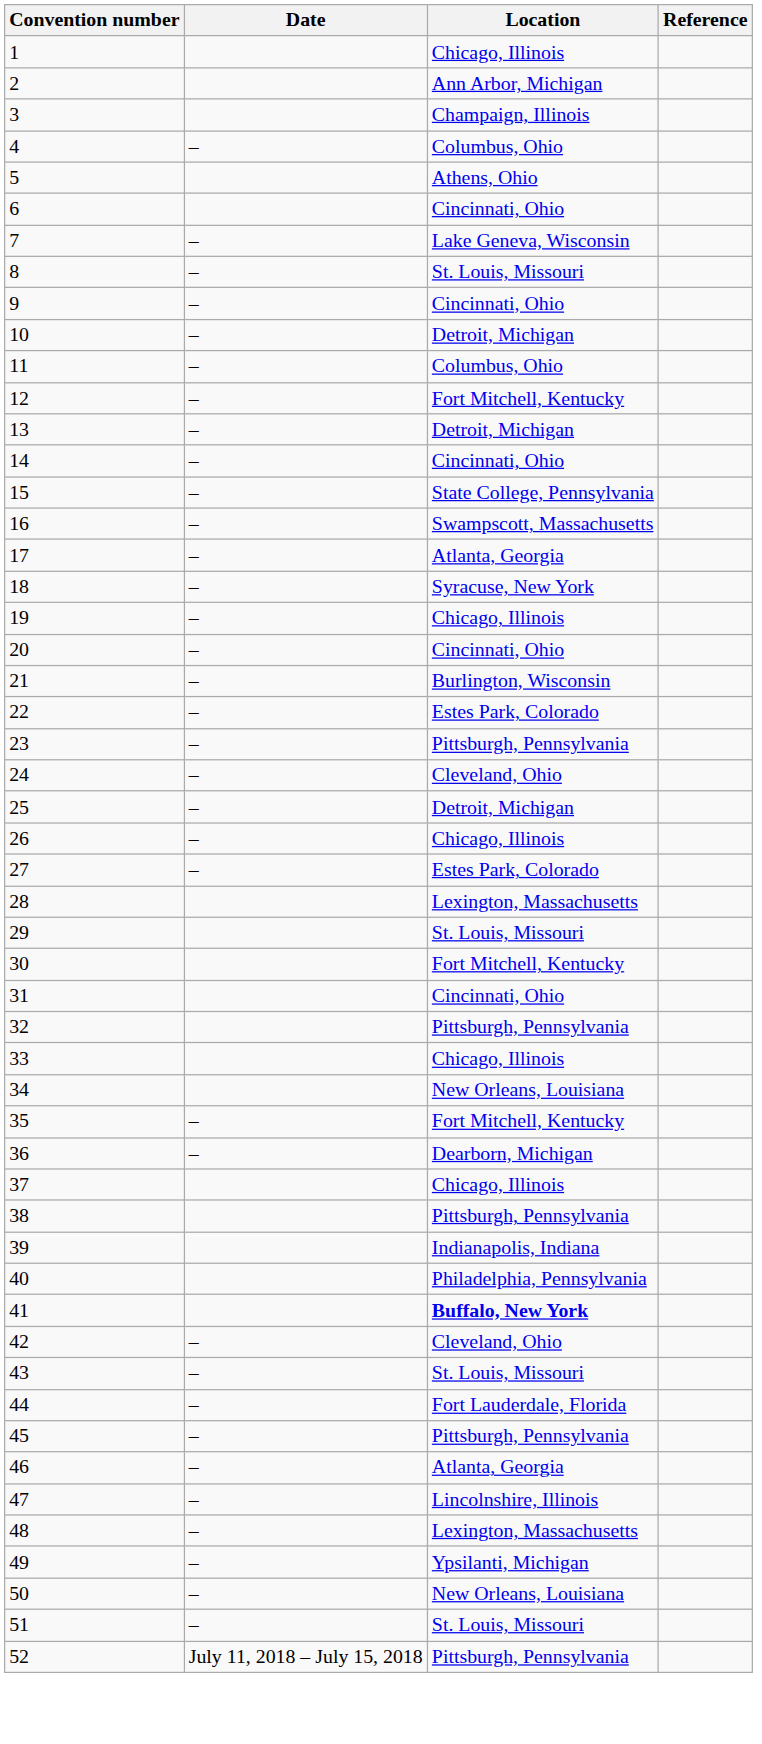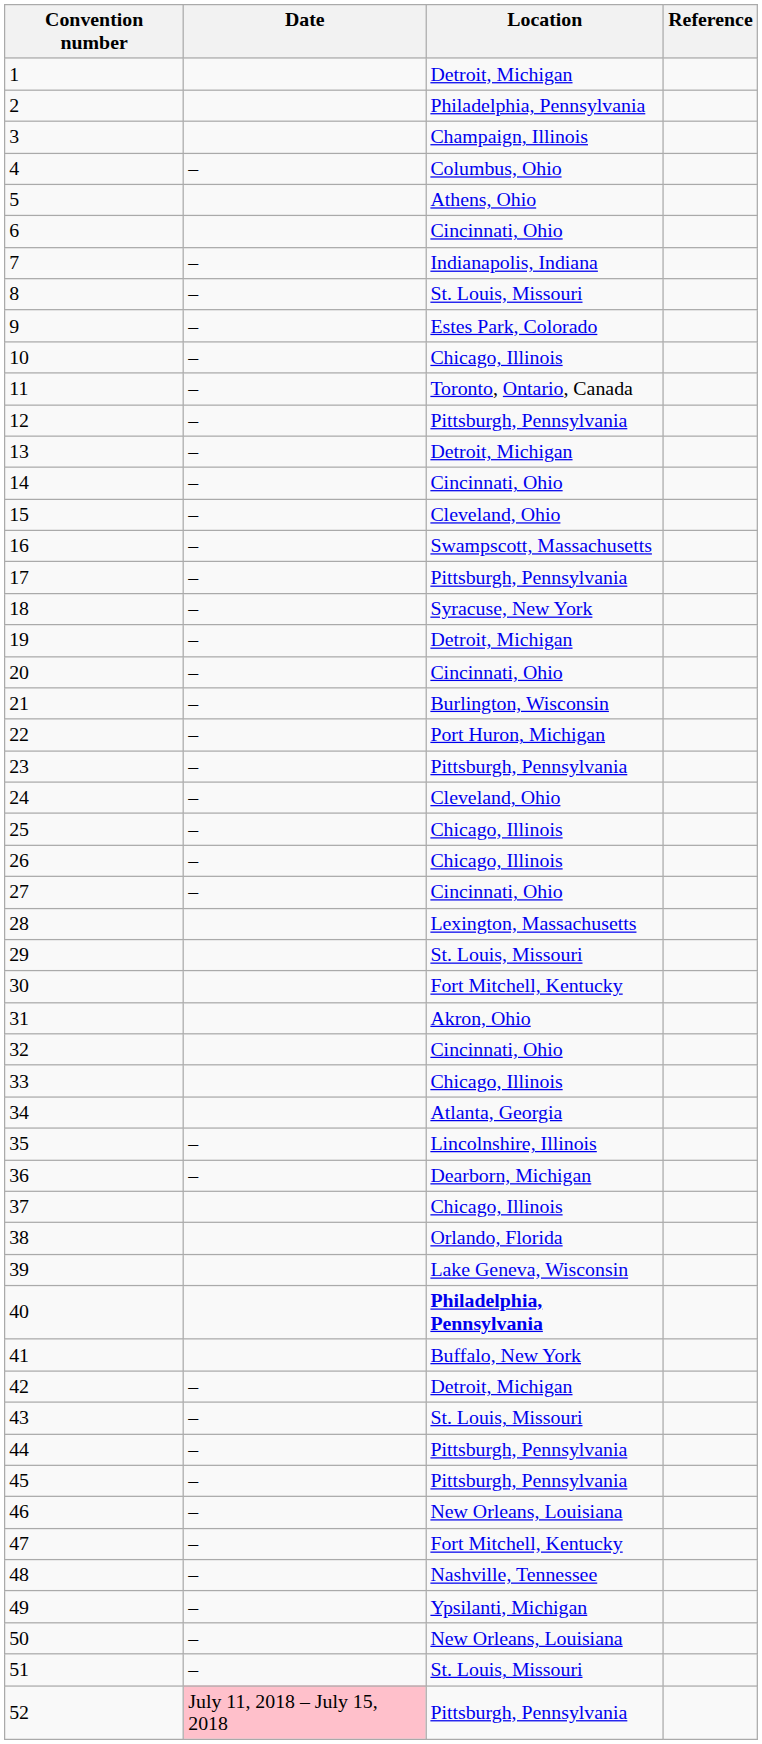(498, 51) Chicago, Illinois -> (501, 74) Detroit, Michigan
(517, 83) Ann Arbor, Michigan -> (538, 105) Philadelphia, Pennsylvania
(531, 240) Lake Geneva, Wisconsin -> (514, 262) Indianapolis, Indiana
(498, 303) Cincinnati, Ohio -> (514, 325) Estes Park, Colorado
(503, 334) Detroit, Michigan -> (497, 357) Chicago, Illinois
(497, 366) Columbus, Ohio -> (532, 388) Toronto, Ontario, Canada
(528, 397) Fort Mitchell, Kentucky -> (529, 420) Pittsburgh, Pennsylvania
(543, 492) State College, Pennsylvania -> (495, 514) Cleveland, Ohio
(498, 555) Atlanta, Georgia -> (529, 577) Pittsburgh, Pennsylvania
(498, 618) Chicago, Illinois -> (501, 640) Detroit, Michigan
(515, 712) Estes Park, Colorado -> (518, 734) Port Huron, Michigan
(503, 806) Detroit, Michigan -> (497, 829) Chicago, Illinois
(515, 869) Estes Park, Colorado -> (497, 892) Cincinnati, Ohio
(498, 995) Cincinnati, Ohio -> (481, 1017) Akron, Ohio
(530, 1027) Pittsburgh, Pennsylvania -> (497, 1049) Cincinnati, Ohio
(528, 1090) New Orleans, Louisiana -> (496, 1112) Atlanta, Georgia
(528, 1121) Fort Mitchell, Kentucky -> (514, 1143) Lincolnshire, Illinois
(530, 1215) Pittsburgh, Pennsylvania -> (497, 1238) Orlando, Florida
(516, 1247) Indianapolis, Indiana -> (529, 1269) Lake Geneva, Wisconsin
(539, 1278) normal -> (487, 1312) bold
(510, 1310) bold -> (506, 1354) normal
(497, 1341) Cleveland, Ohio -> (501, 1386) Detroit, Michigan
(529, 1404) Fort Lauderdale, Florida -> (529, 1449) Pittsburgh, Pennsylvania
(498, 1467) Atlanta, Georgia -> (527, 1512) New Orleans, Louisiana
(515, 1499) Lincolnshire, Illinois -> (527, 1543) Fort Mitchell, Kentucky
(535, 1530) Lexington, Massachusetts -> (514, 1575) Nashville, Tennessee
(306, 1656) no background -> (283, 1712) pink background
